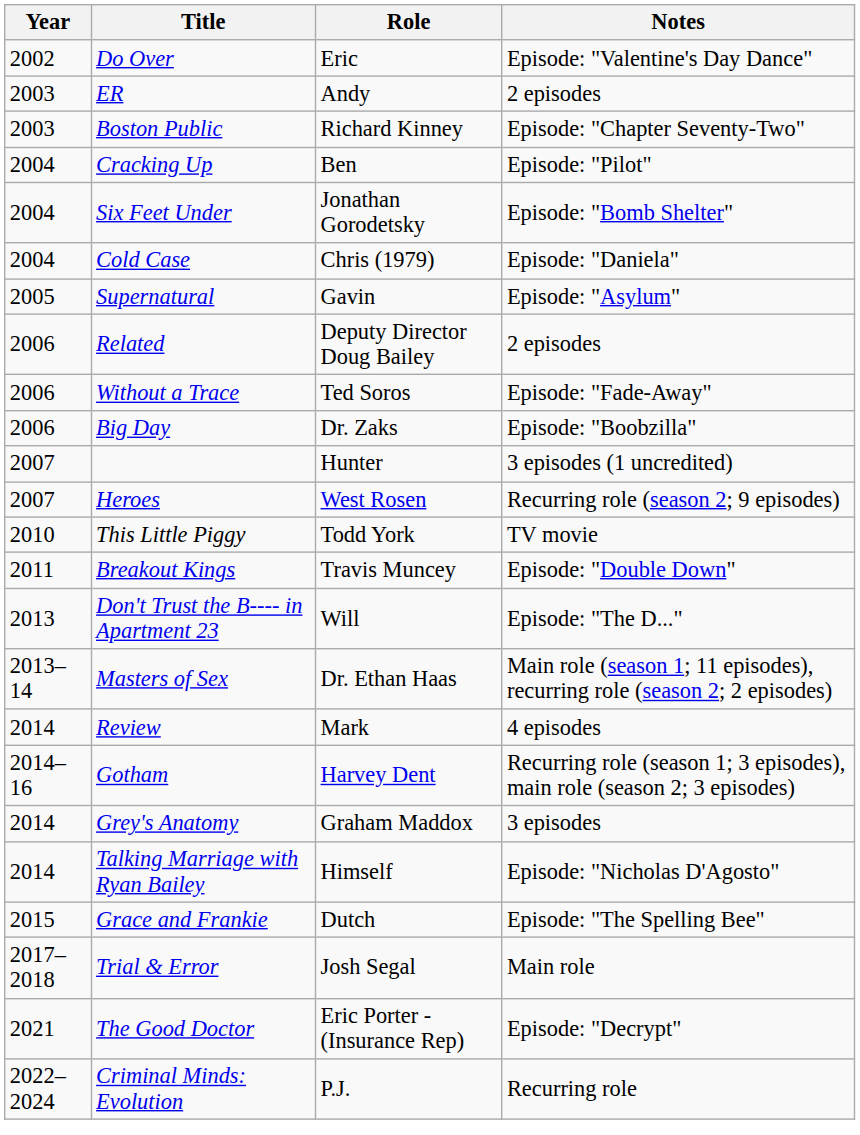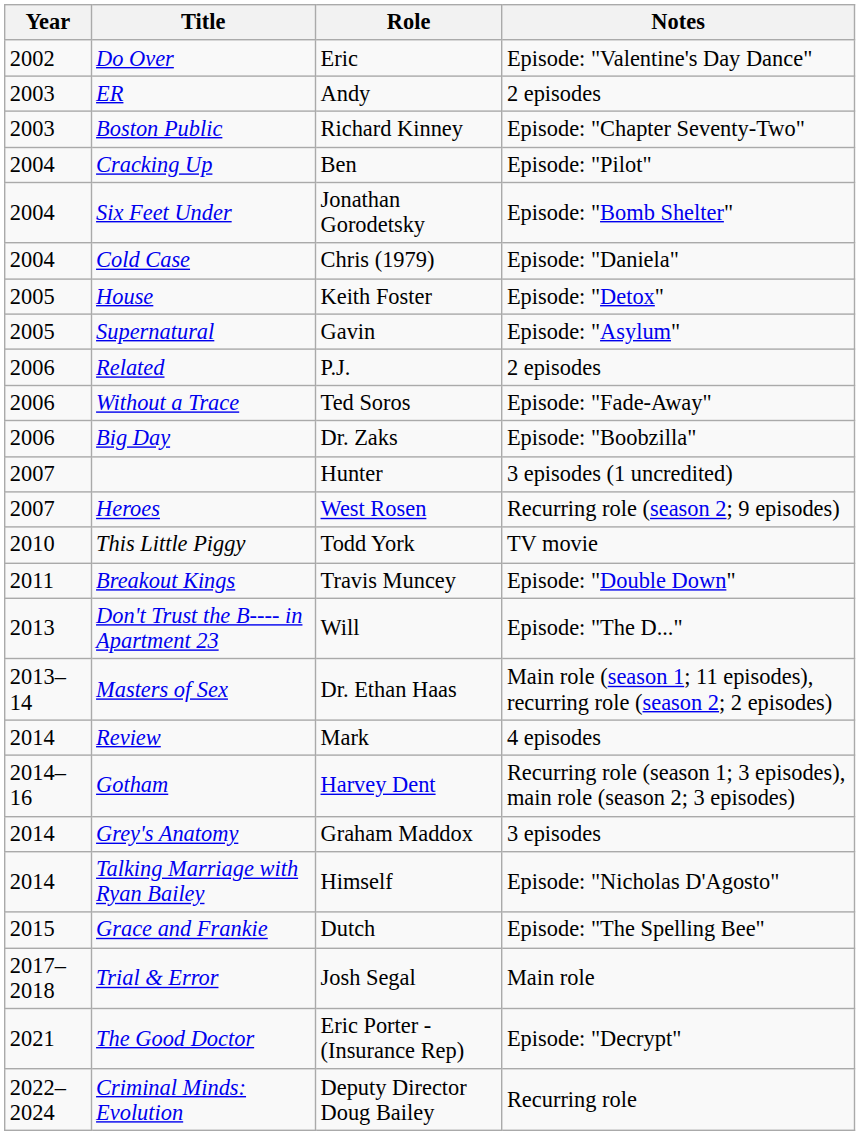+ row: (125, 296)
(394, 344) Deputy Director Doug Bailey -> (335, 367) P.J.
(335, 1089) P.J. -> (394, 1099) Deputy Director Doug Bailey
